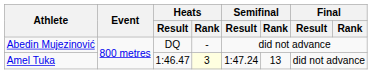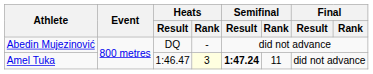(241, 61) normal -> (241, 61) bold
(276, 61) 13 -> (276, 61) 11
